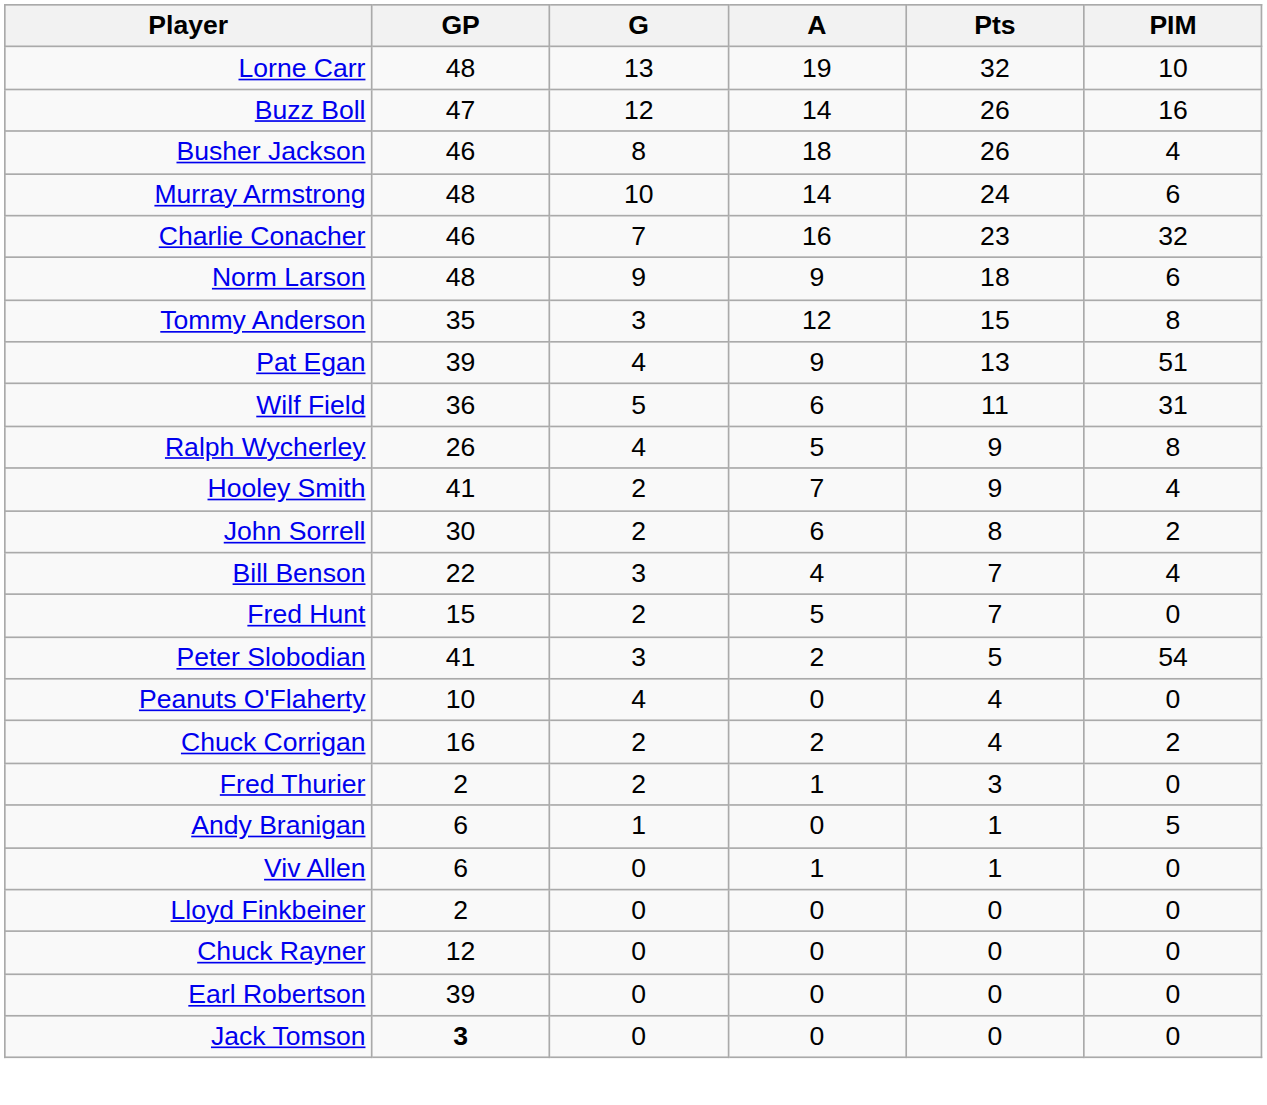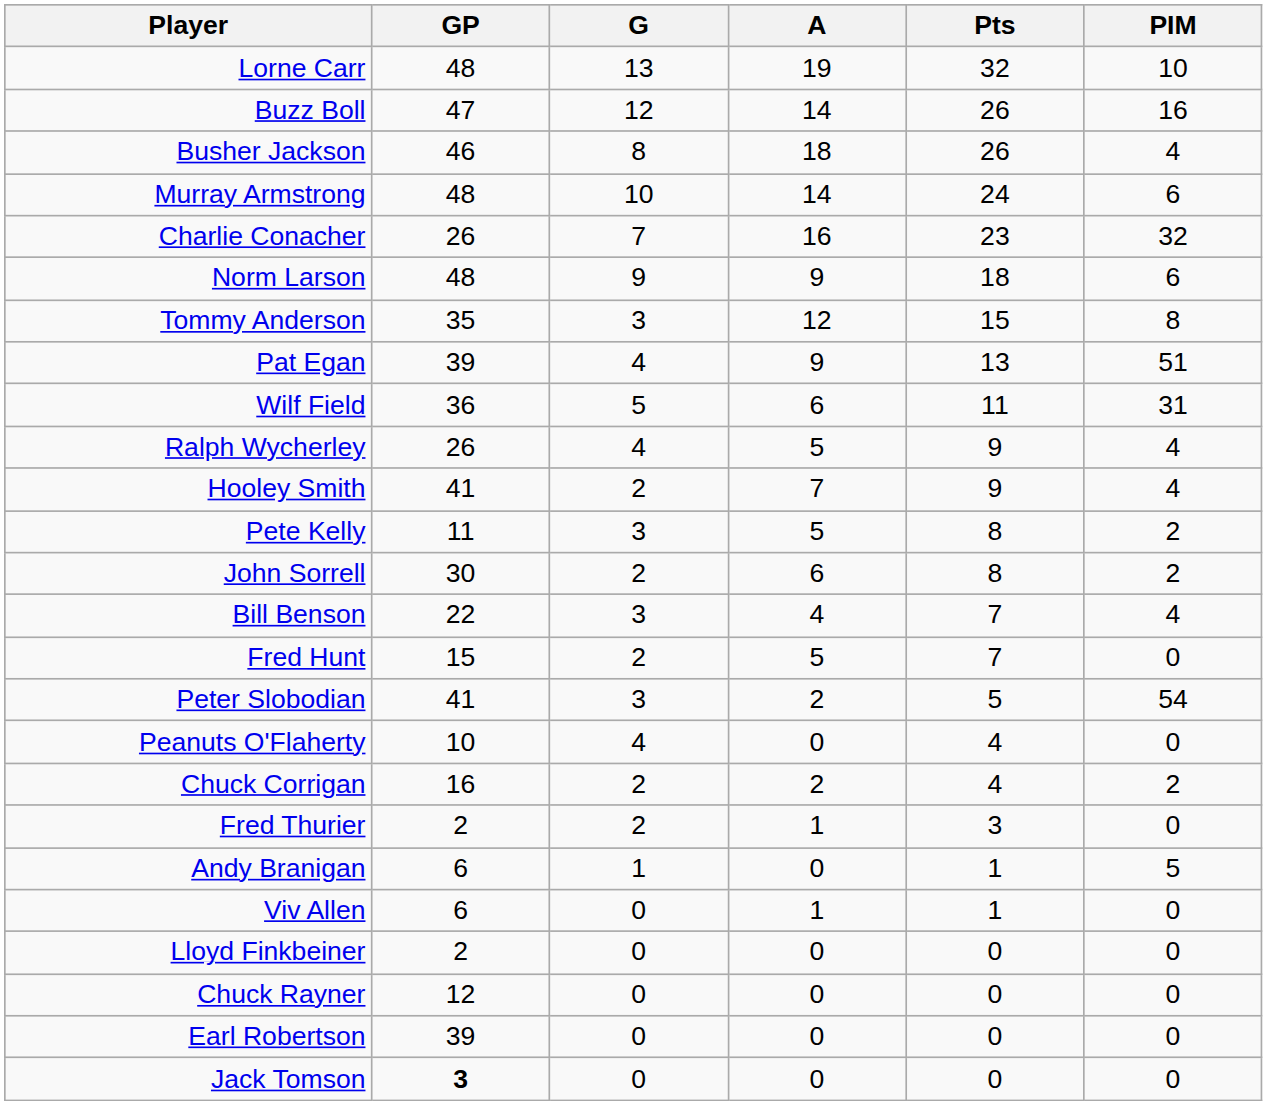(461, 236) 46 -> (461, 236) 26
(1173, 446) 8 -> (1173, 446) 4
+ row: (306, 531)
